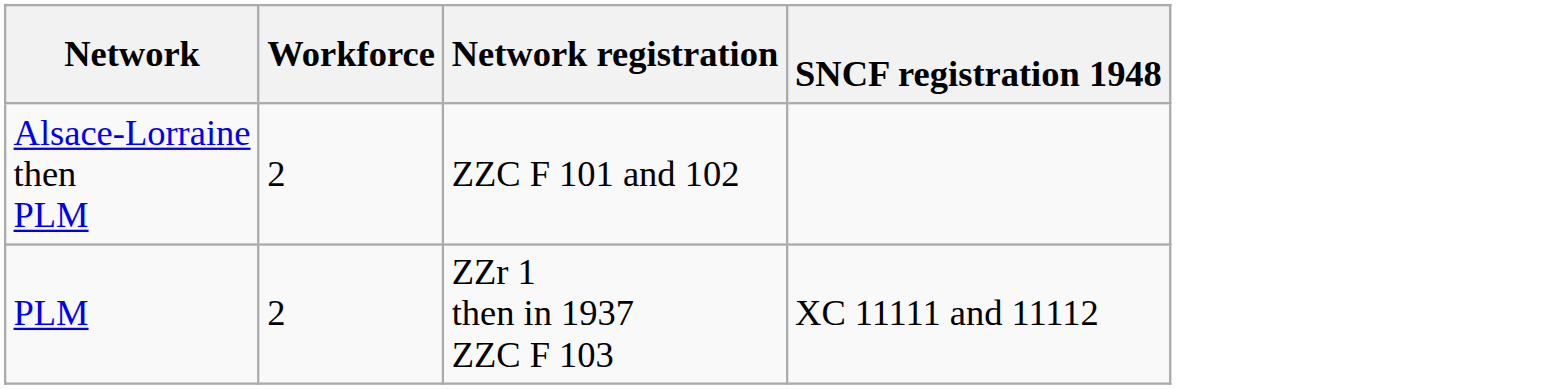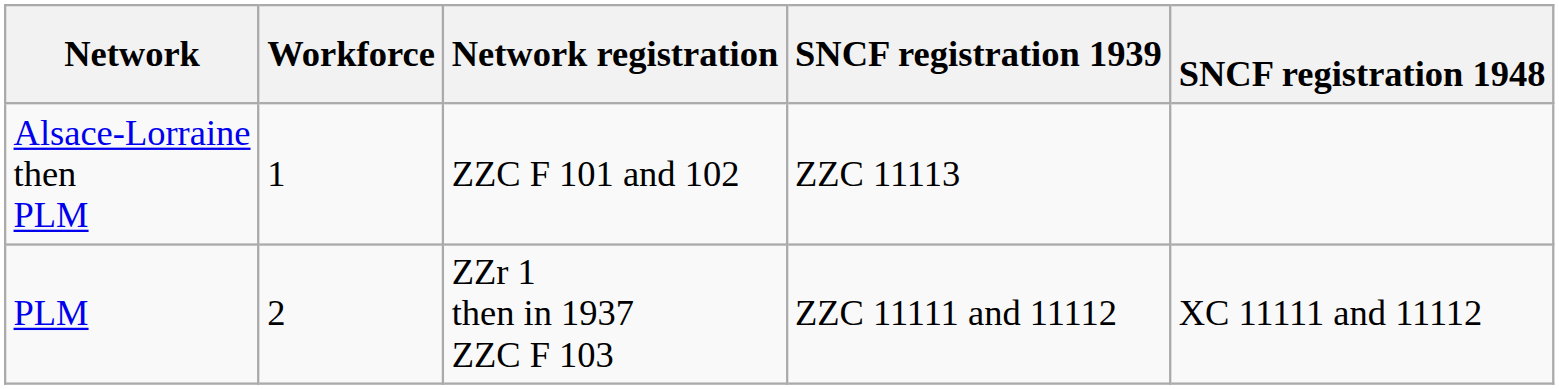+ column: (978, 53)
(276, 173) 2 -> (276, 173) 1
